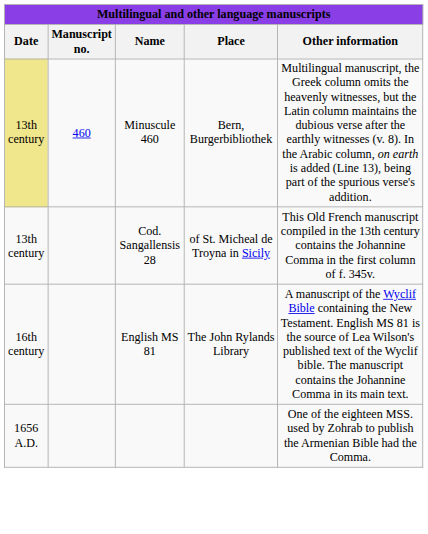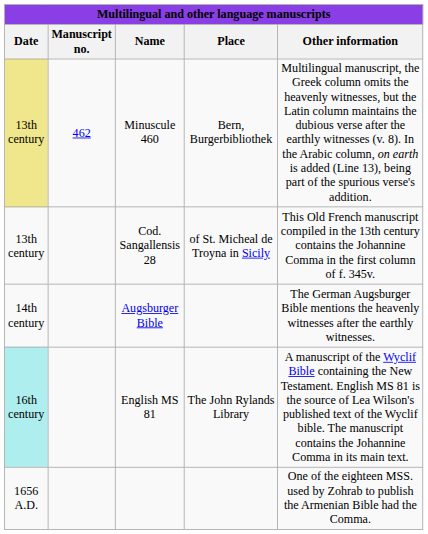(82, 133) 460 -> (82, 133) 462
+ row: (150, 316)
(26, 344) no background -> (26, 407) paleturquoise background
